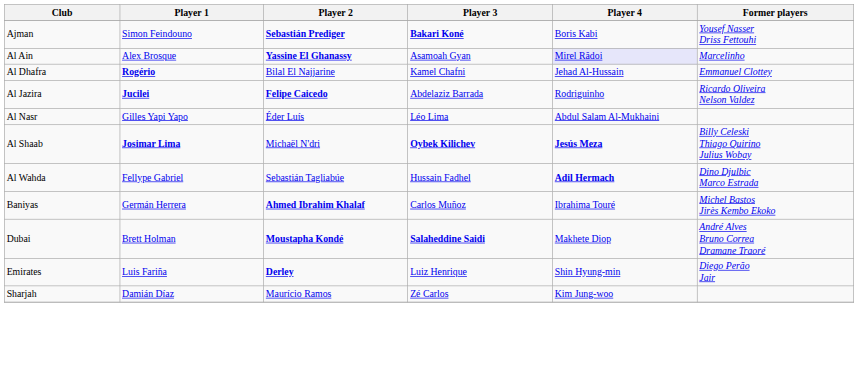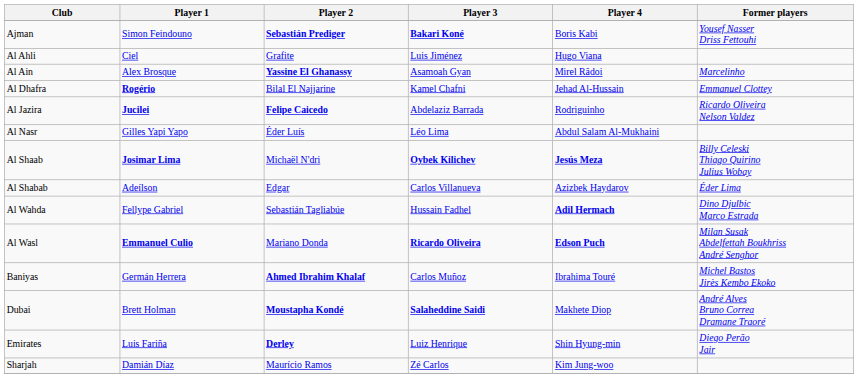+ row: (21, 56)
(579, 56) lavender background -> (579, 72) no background
+ row: (27, 188)
+ row: (22, 243)
